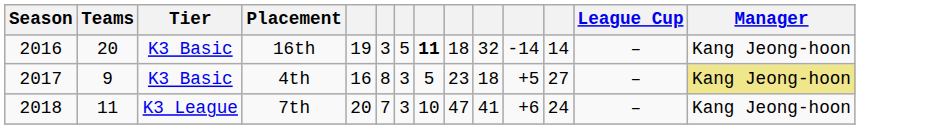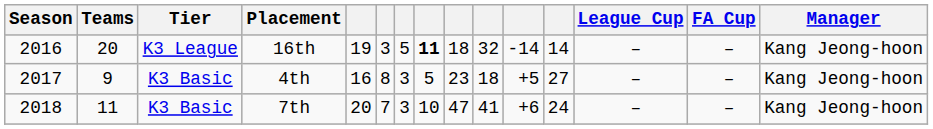+ column: (724, 19)
(190, 49) K3 Basic -> (190, 49) K3 League
(771, 79) khaki background -> (844, 79) no background
(190, 108) K3 League -> (190, 108) K3 Basic
